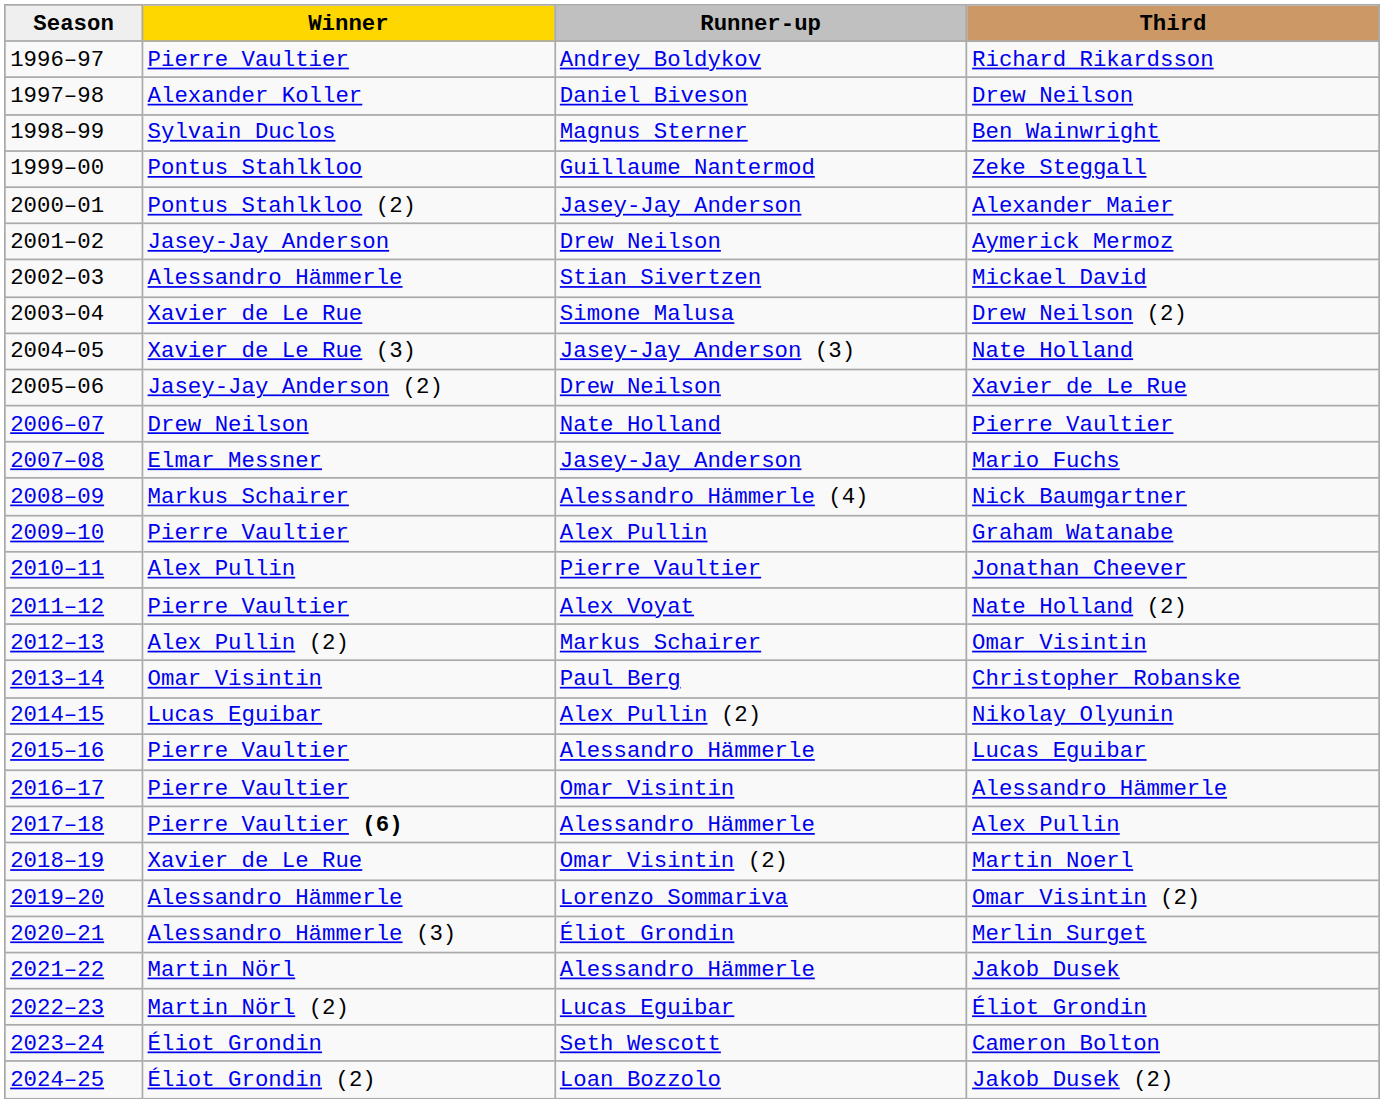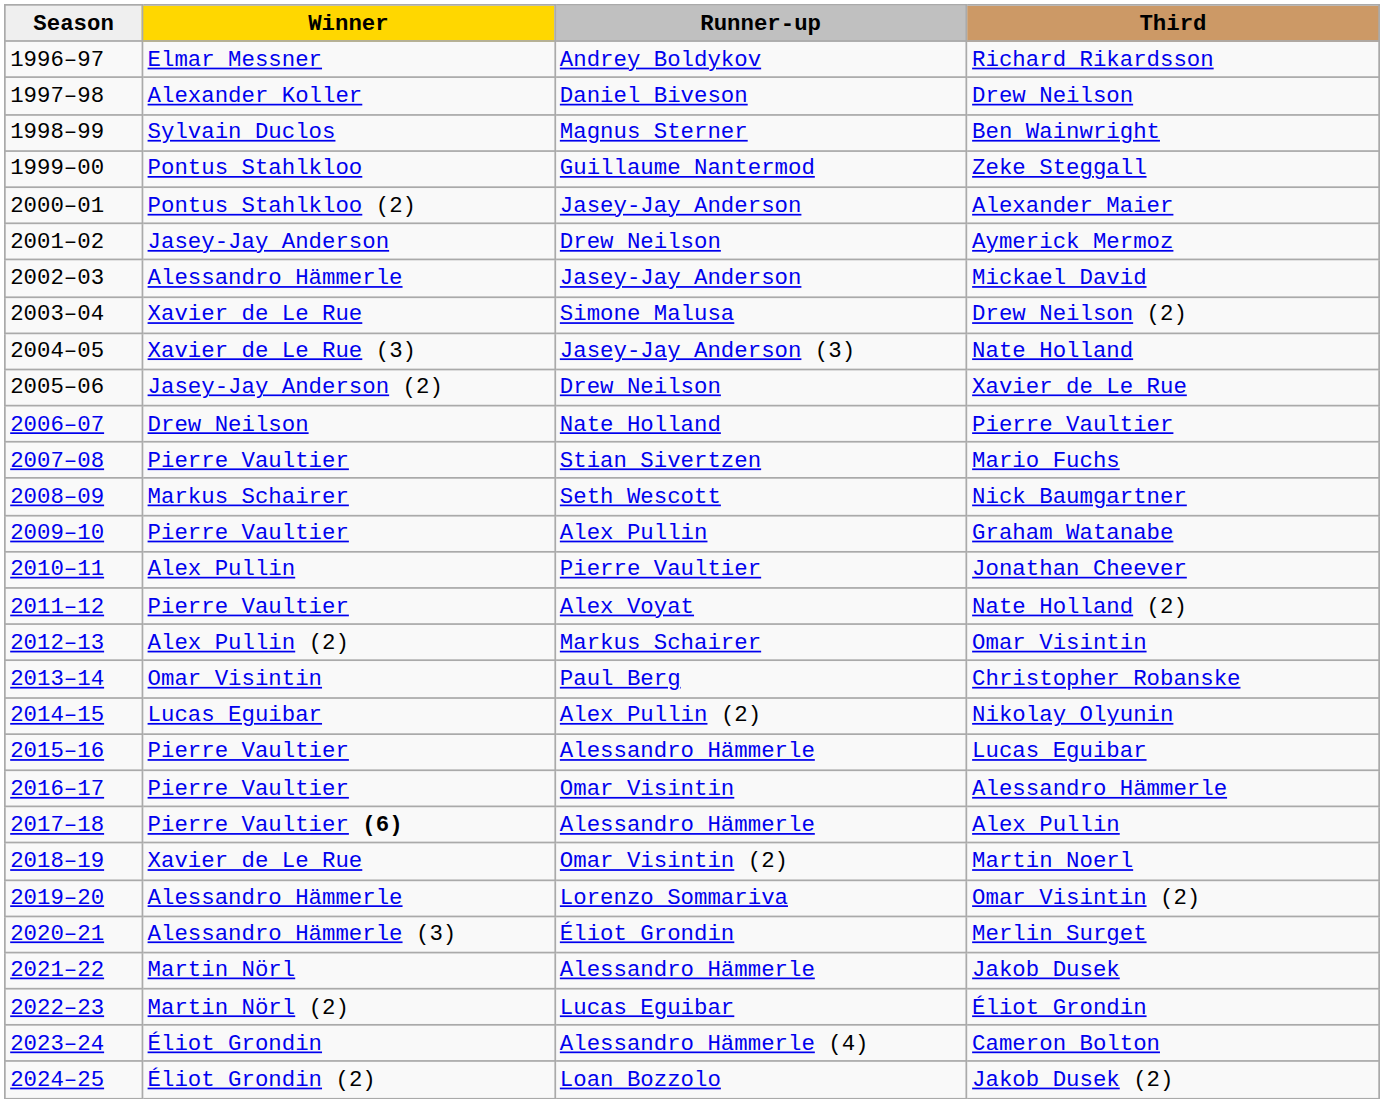(248, 60) Pierre Vaultier -> (235, 60) Elmar Messner
(661, 278) Stian Sivertzen -> (681, 278) Jasey-Jay Anderson
(235, 460) Elmar Messner -> (248, 460) Pierre Vaultier
(681, 460) Jasey-Jay Anderson -> (661, 460) Stian Sivertzen
(714, 497) Alessandro Hämmerle (4) -> (640, 497) Seth Wescott
(640, 1043) Seth Wescott -> (714, 1043) Alessandro Hämmerle (4)
